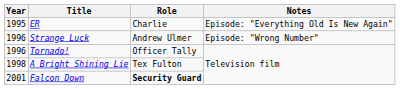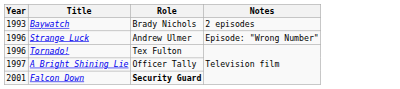+ row: (50, 24)
- row: (35, 24)
(164, 51) Officer Tally -> (157, 51) Tex Fulton
(16, 64) 1998 -> (16, 64) 1997
(157, 64) Tex Fulton -> (164, 64) Officer Tally
